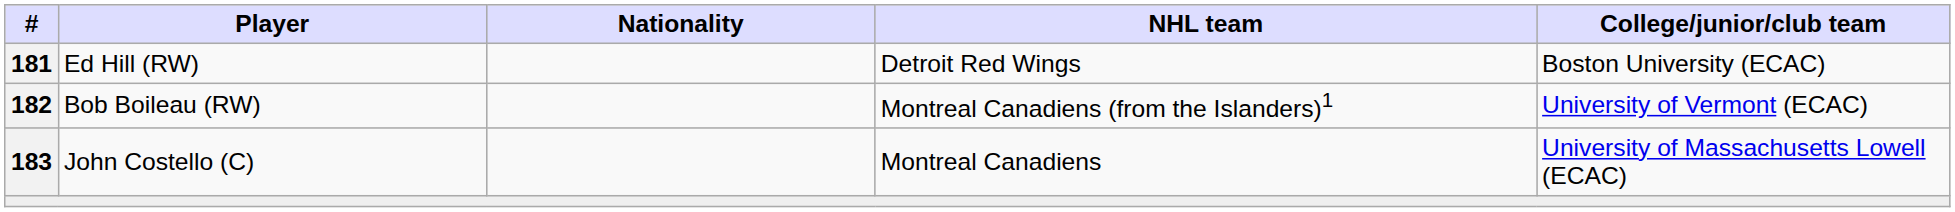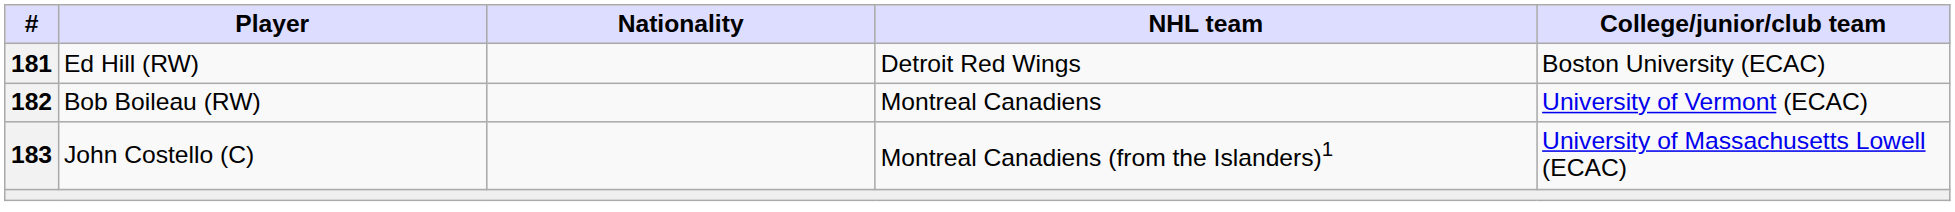(1107, 105) Montreal Canadiens (from the Islanders)1 -> (991, 102) Montreal Canadiens
(991, 161) Montreal Canadiens -> (1107, 155) Montreal Canadiens (from the Islanders)1
